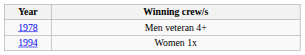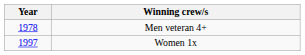(28, 43) 1994 -> (28, 43) 1997
